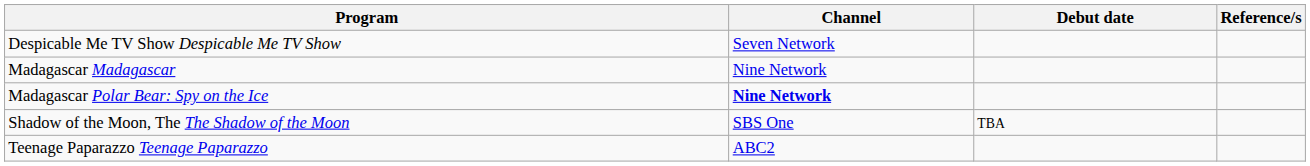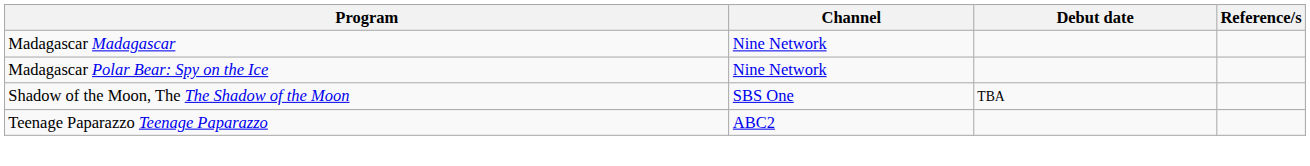- row: (175, 43)
(782, 95) bold -> (780, 69) normal
